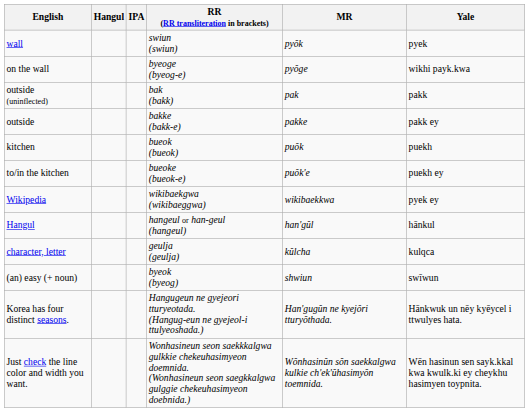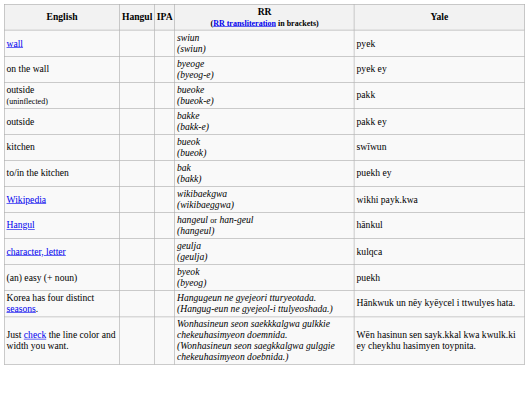- column: (344, 17)
(439, 69) wikhi payk.kwa -> (372, 69) pyek ey
(161, 95) bak (bakk) -> (195, 95) bueoke (bueok-e)
(420, 147) puekh -> (371, 147) swīwun
(167, 173) bueoke (bueok-e) -> (189, 173) bak (bakk)
(424, 199) pyek ey -> (387, 199) wikhi payk.kwa
(424, 277) swīwun -> (368, 277) puekh
